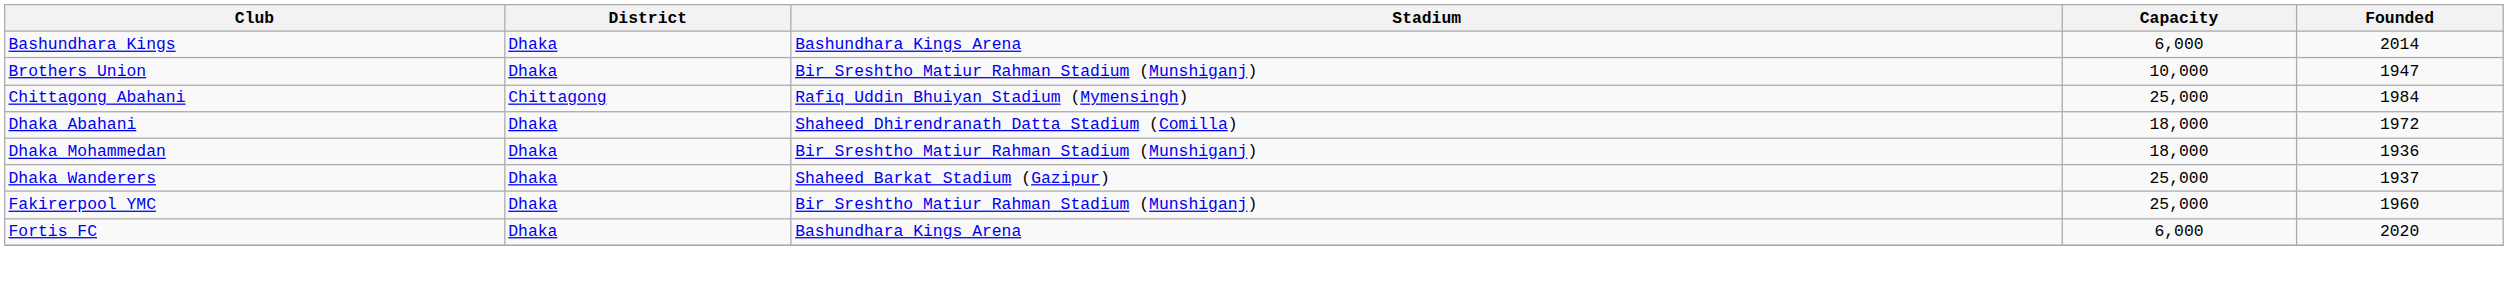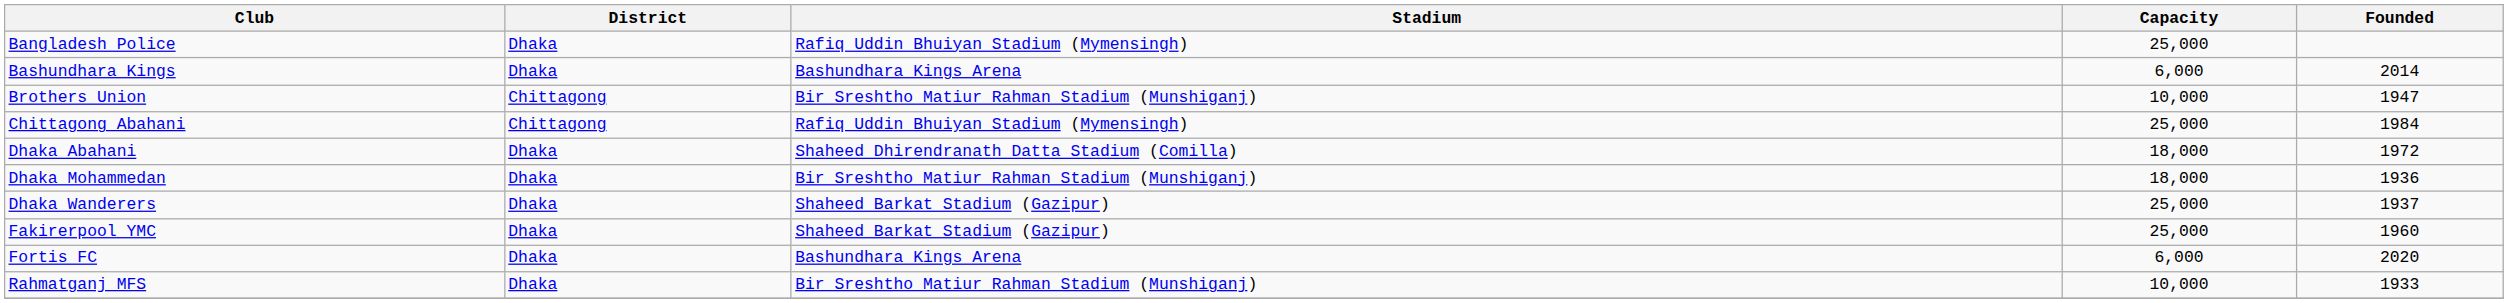+ row: (92, 45)
(533, 71) Dhaka -> (557, 98) Chittagong
(1026, 205) Bir Sreshtho Matiur Rahman Stadium (Munshiganj) -> (952, 232) Shaheed Barkat Stadium (Gazipur)
+ row: (77, 285)
